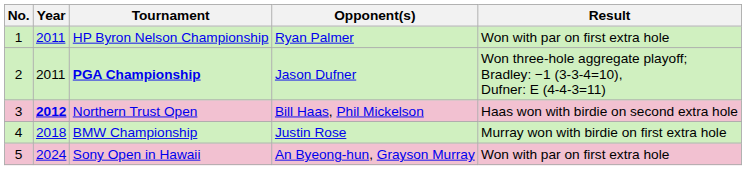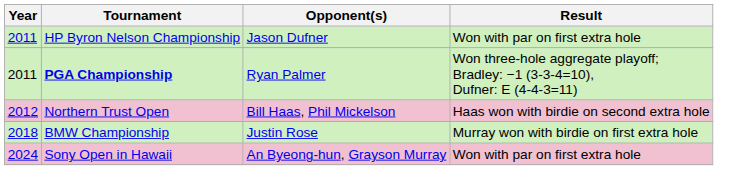- column: (19, 15)
(314, 37) Ryan Palmer -> (287, 37) Jason Dufner
(316, 74) Jason Dufner -> (286, 74) Ryan Palmer
(51, 111) bold -> (23, 111) normal
